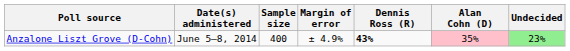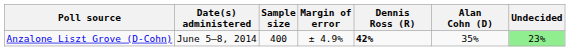(365, 39) 43% -> (365, 39) 42%
(470, 39) pink background -> (470, 39) no background
